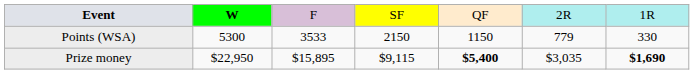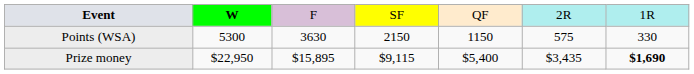(313, 37) 3533 -> (313, 37) 3630
(564, 37) 779 -> (564, 37) 575
(480, 58) bold -> (480, 58) normal
(564, 58) $3,035 -> (564, 58) $3,435
